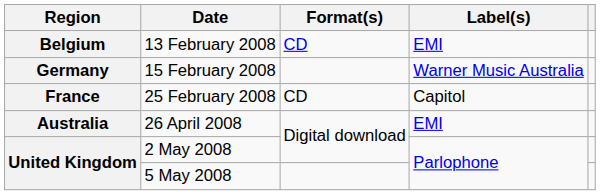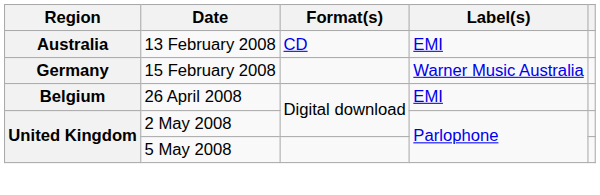(73, 44) Belgium -> (73, 44) Australia
- row: (210, 96)
(73, 123) Australia -> (73, 96) Belgium
